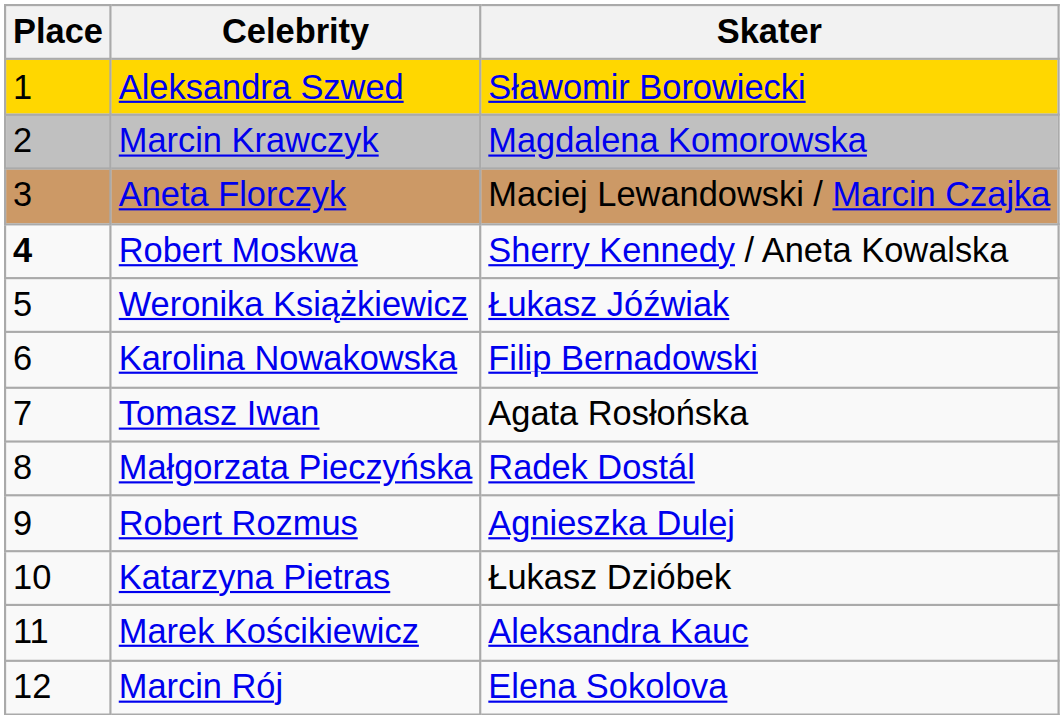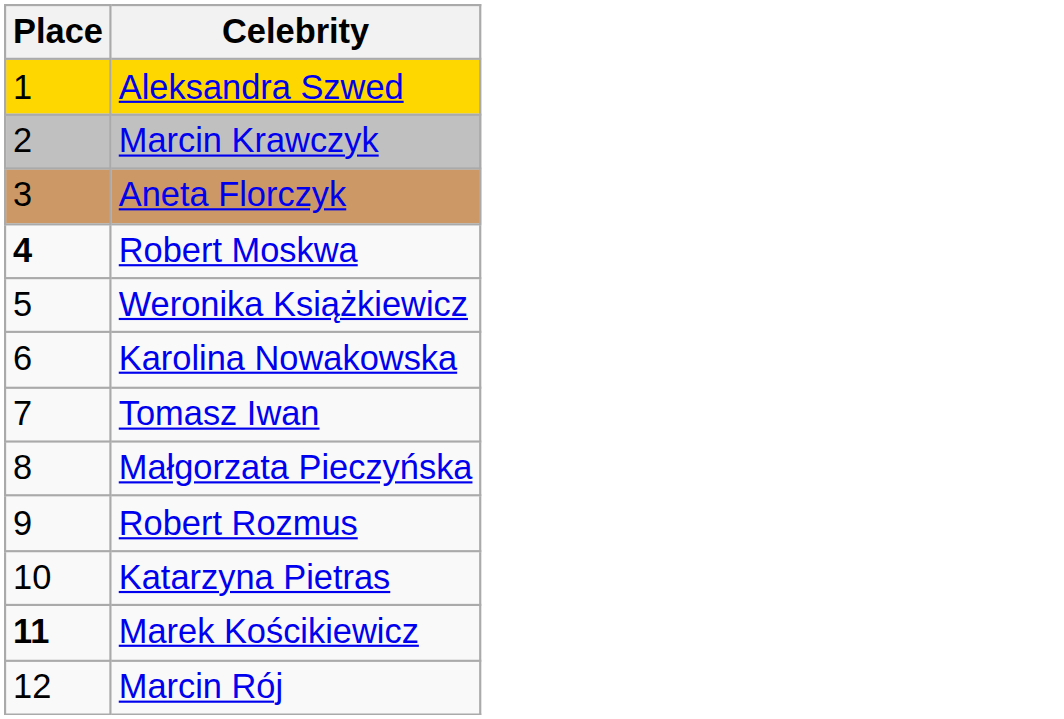- column: (769, 31)
(31, 631) normal -> (31, 631) bold
